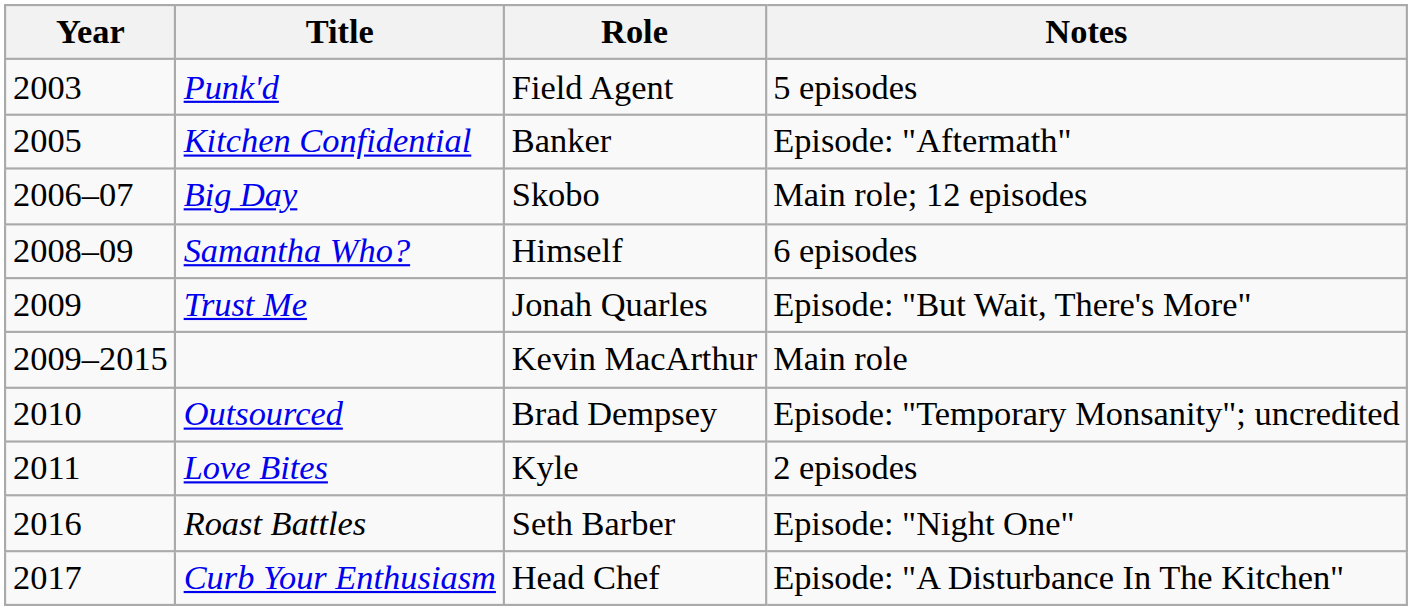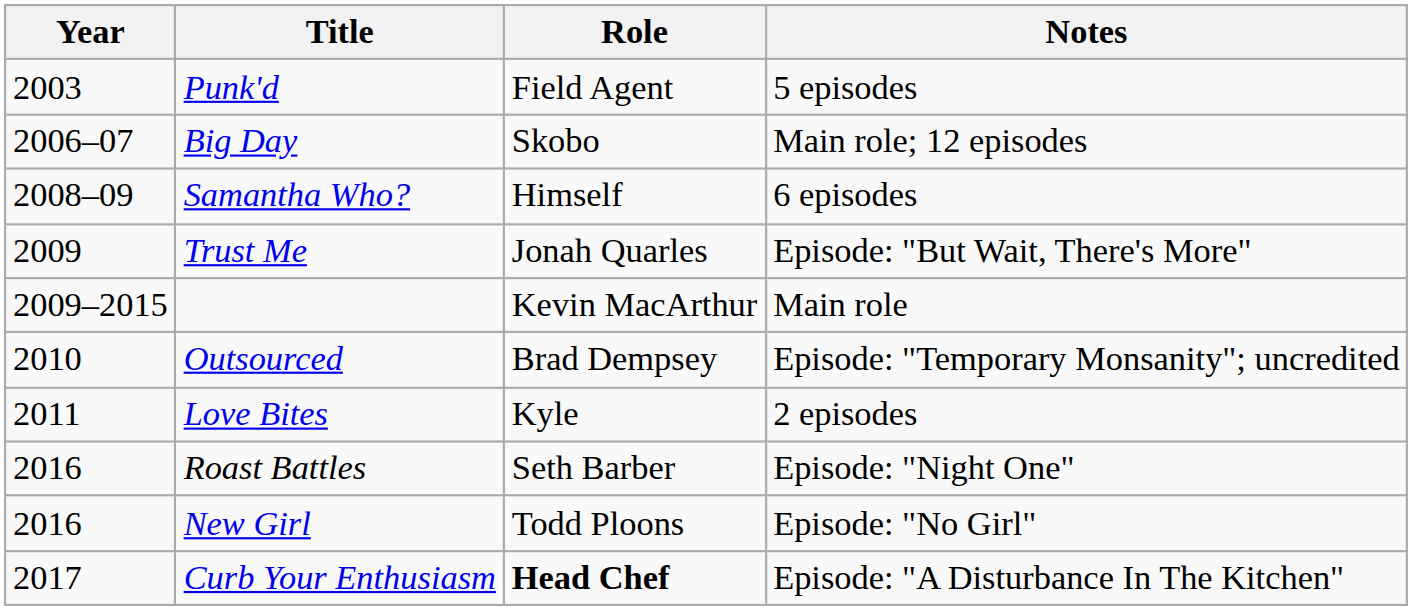- row: (327, 140)
+ row: (247, 522)
(586, 577) normal -> (591, 577) bold
